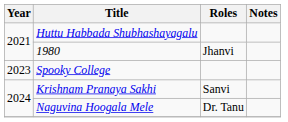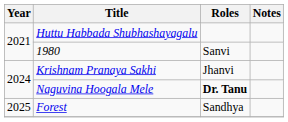(218, 51) Jhanvi -> (216, 51) Sanvi
- row: (73, 70)
(216, 88) Sanvi -> (218, 70) Jhanvi
(223, 107) normal -> (225, 88) bold
+ row: (51, 107)
